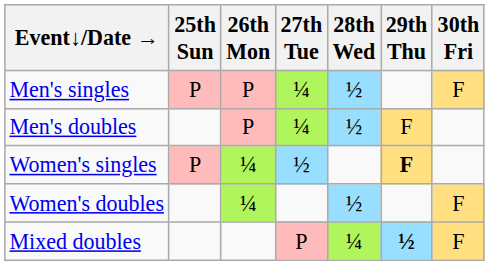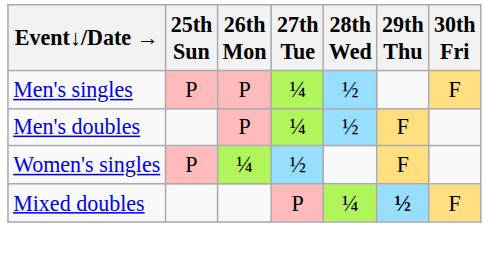(406, 165) bold -> (403, 165) normal
- row: (87, 203)
